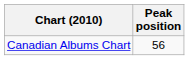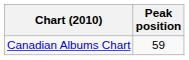(159, 45) 56 -> (159, 45) 59
